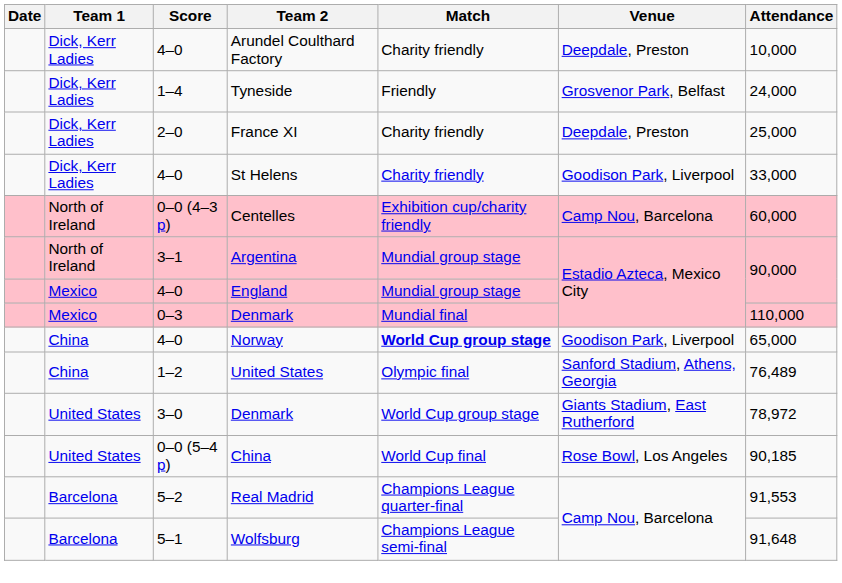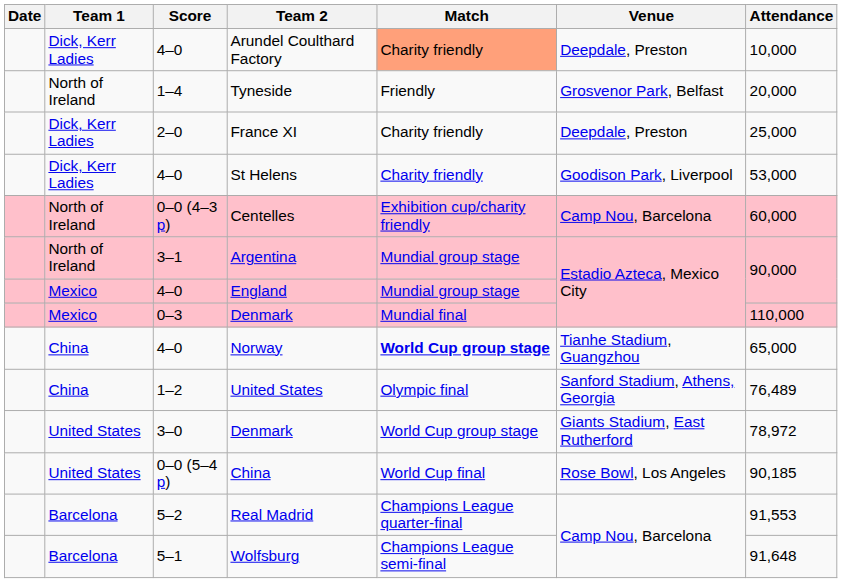(432, 49) no background -> (432, 49) lightsalmon background
(82, 91) Dick, Kerr Ladies -> (76, 91) North of Ireland
(773, 91) 24,000 -> (773, 91) 20,000
(773, 174) 33,000 -> (773, 174) 53,000
(648, 339) Goodison Park, Liverpool -> (616, 348) Tianhe Stadium, Guangzhou
